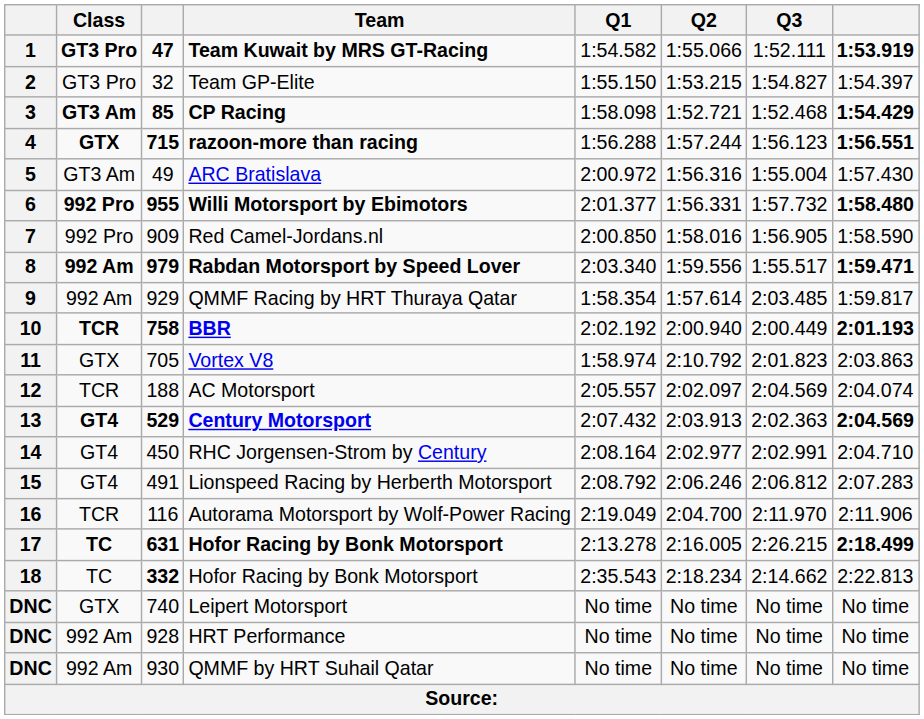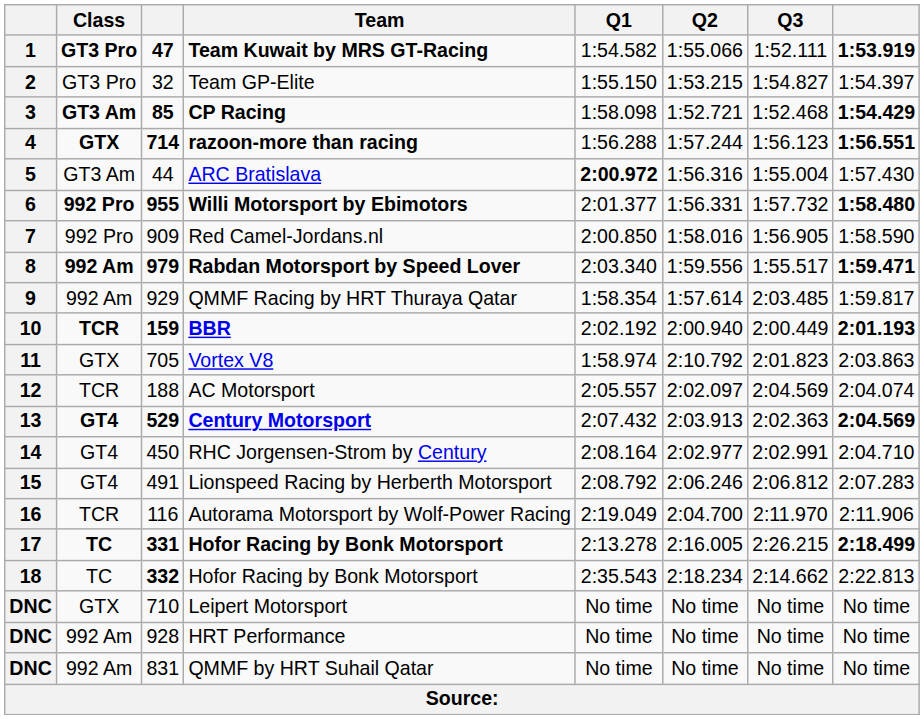(163, 143) 715 -> (163, 143) 714
(163, 174) 49 -> (163, 174) 44
(618, 174) normal -> (619, 174) bold
(163, 328) 758 -> (163, 328) 159
(163, 545) 631 -> (163, 545) 331
(163, 606) 740 -> (163, 606) 710
(163, 668) 930 -> (163, 668) 831
